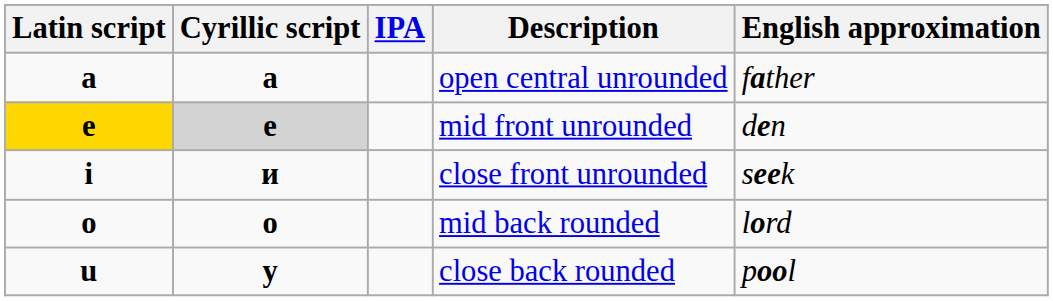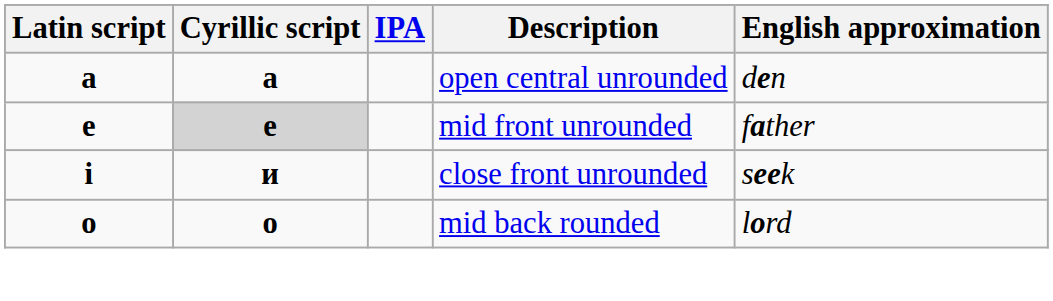(778, 77) father -> (764, 77) den
(89, 125) gold background -> (89, 125) no background
(764, 125) den -> (778, 125) father
- row: (557, 271)
